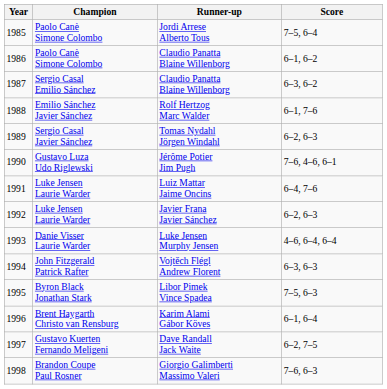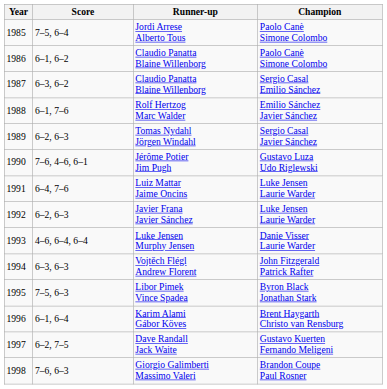columns swapped: (95, 12) <-> (332, 12)
